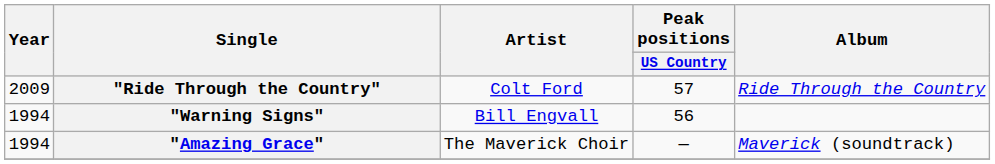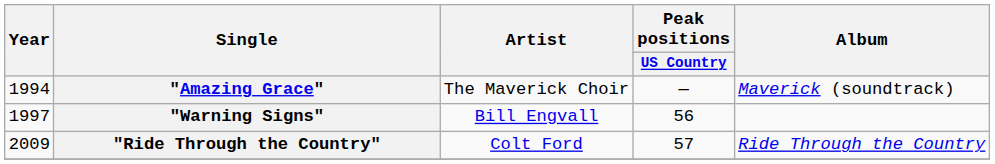rows swapped: (247, 145) <-> (247, 89)
(29, 117) 1994 -> (29, 117) 1997
